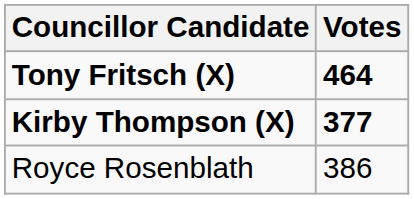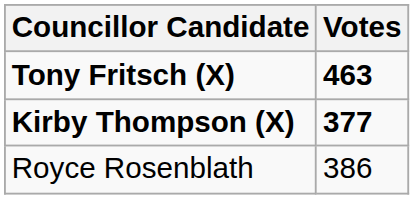(348, 74) 464 -> (348, 74) 463
